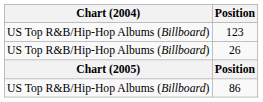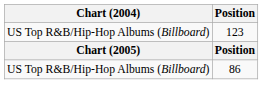- row: (235, 50)
